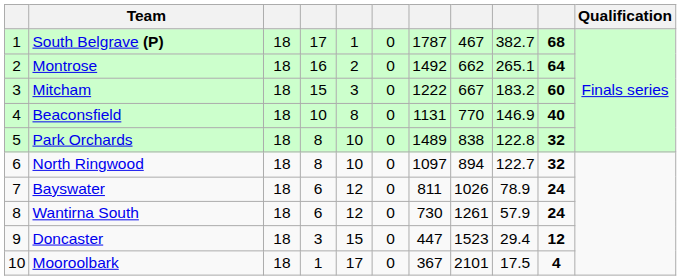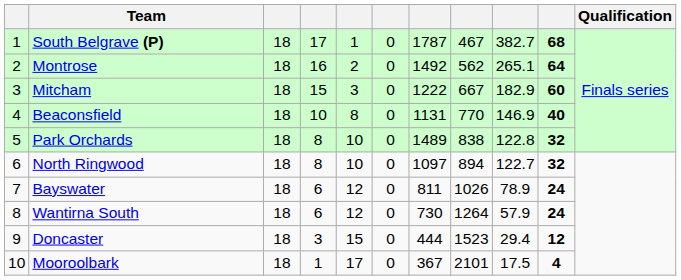(471, 66) 662 -> (471, 66) 562
(515, 90) 183.2 -> (515, 90) 182.9
(471, 213) 1261 -> (471, 213) 1264
(430, 238) 447 -> (430, 238) 444
